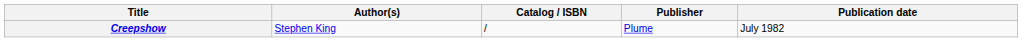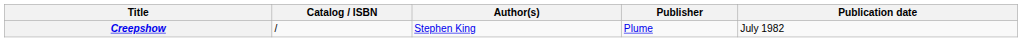columns swapped: (377, 12) <-> (552, 12)
